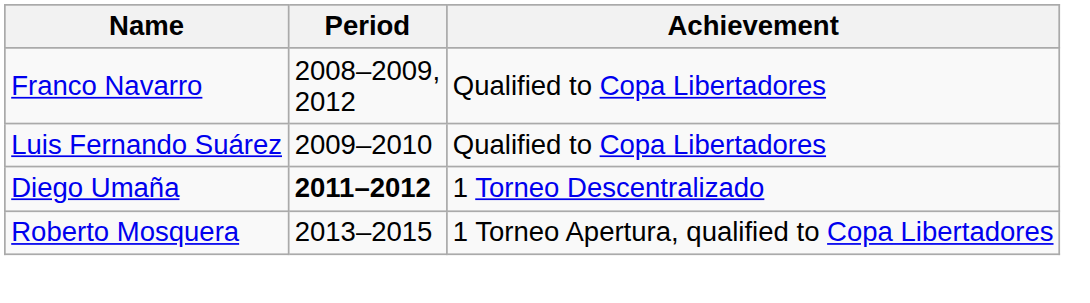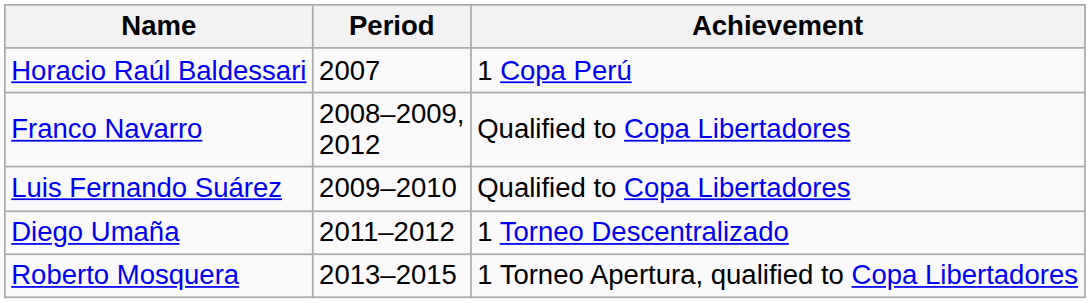+ row: (159, 69)
(363, 188) bold -> (387, 231) normal
